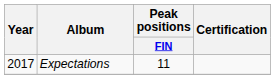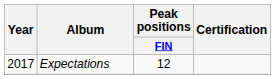(164, 64) 11 -> (164, 64) 12
